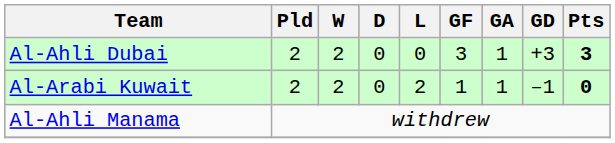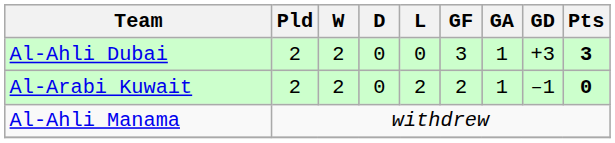(461, 87) 1 -> (461, 87) 2
